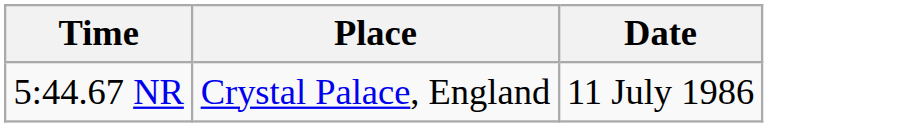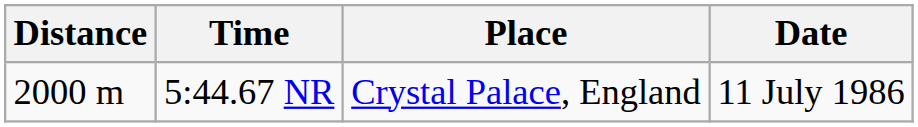+ column: (80, 33)
